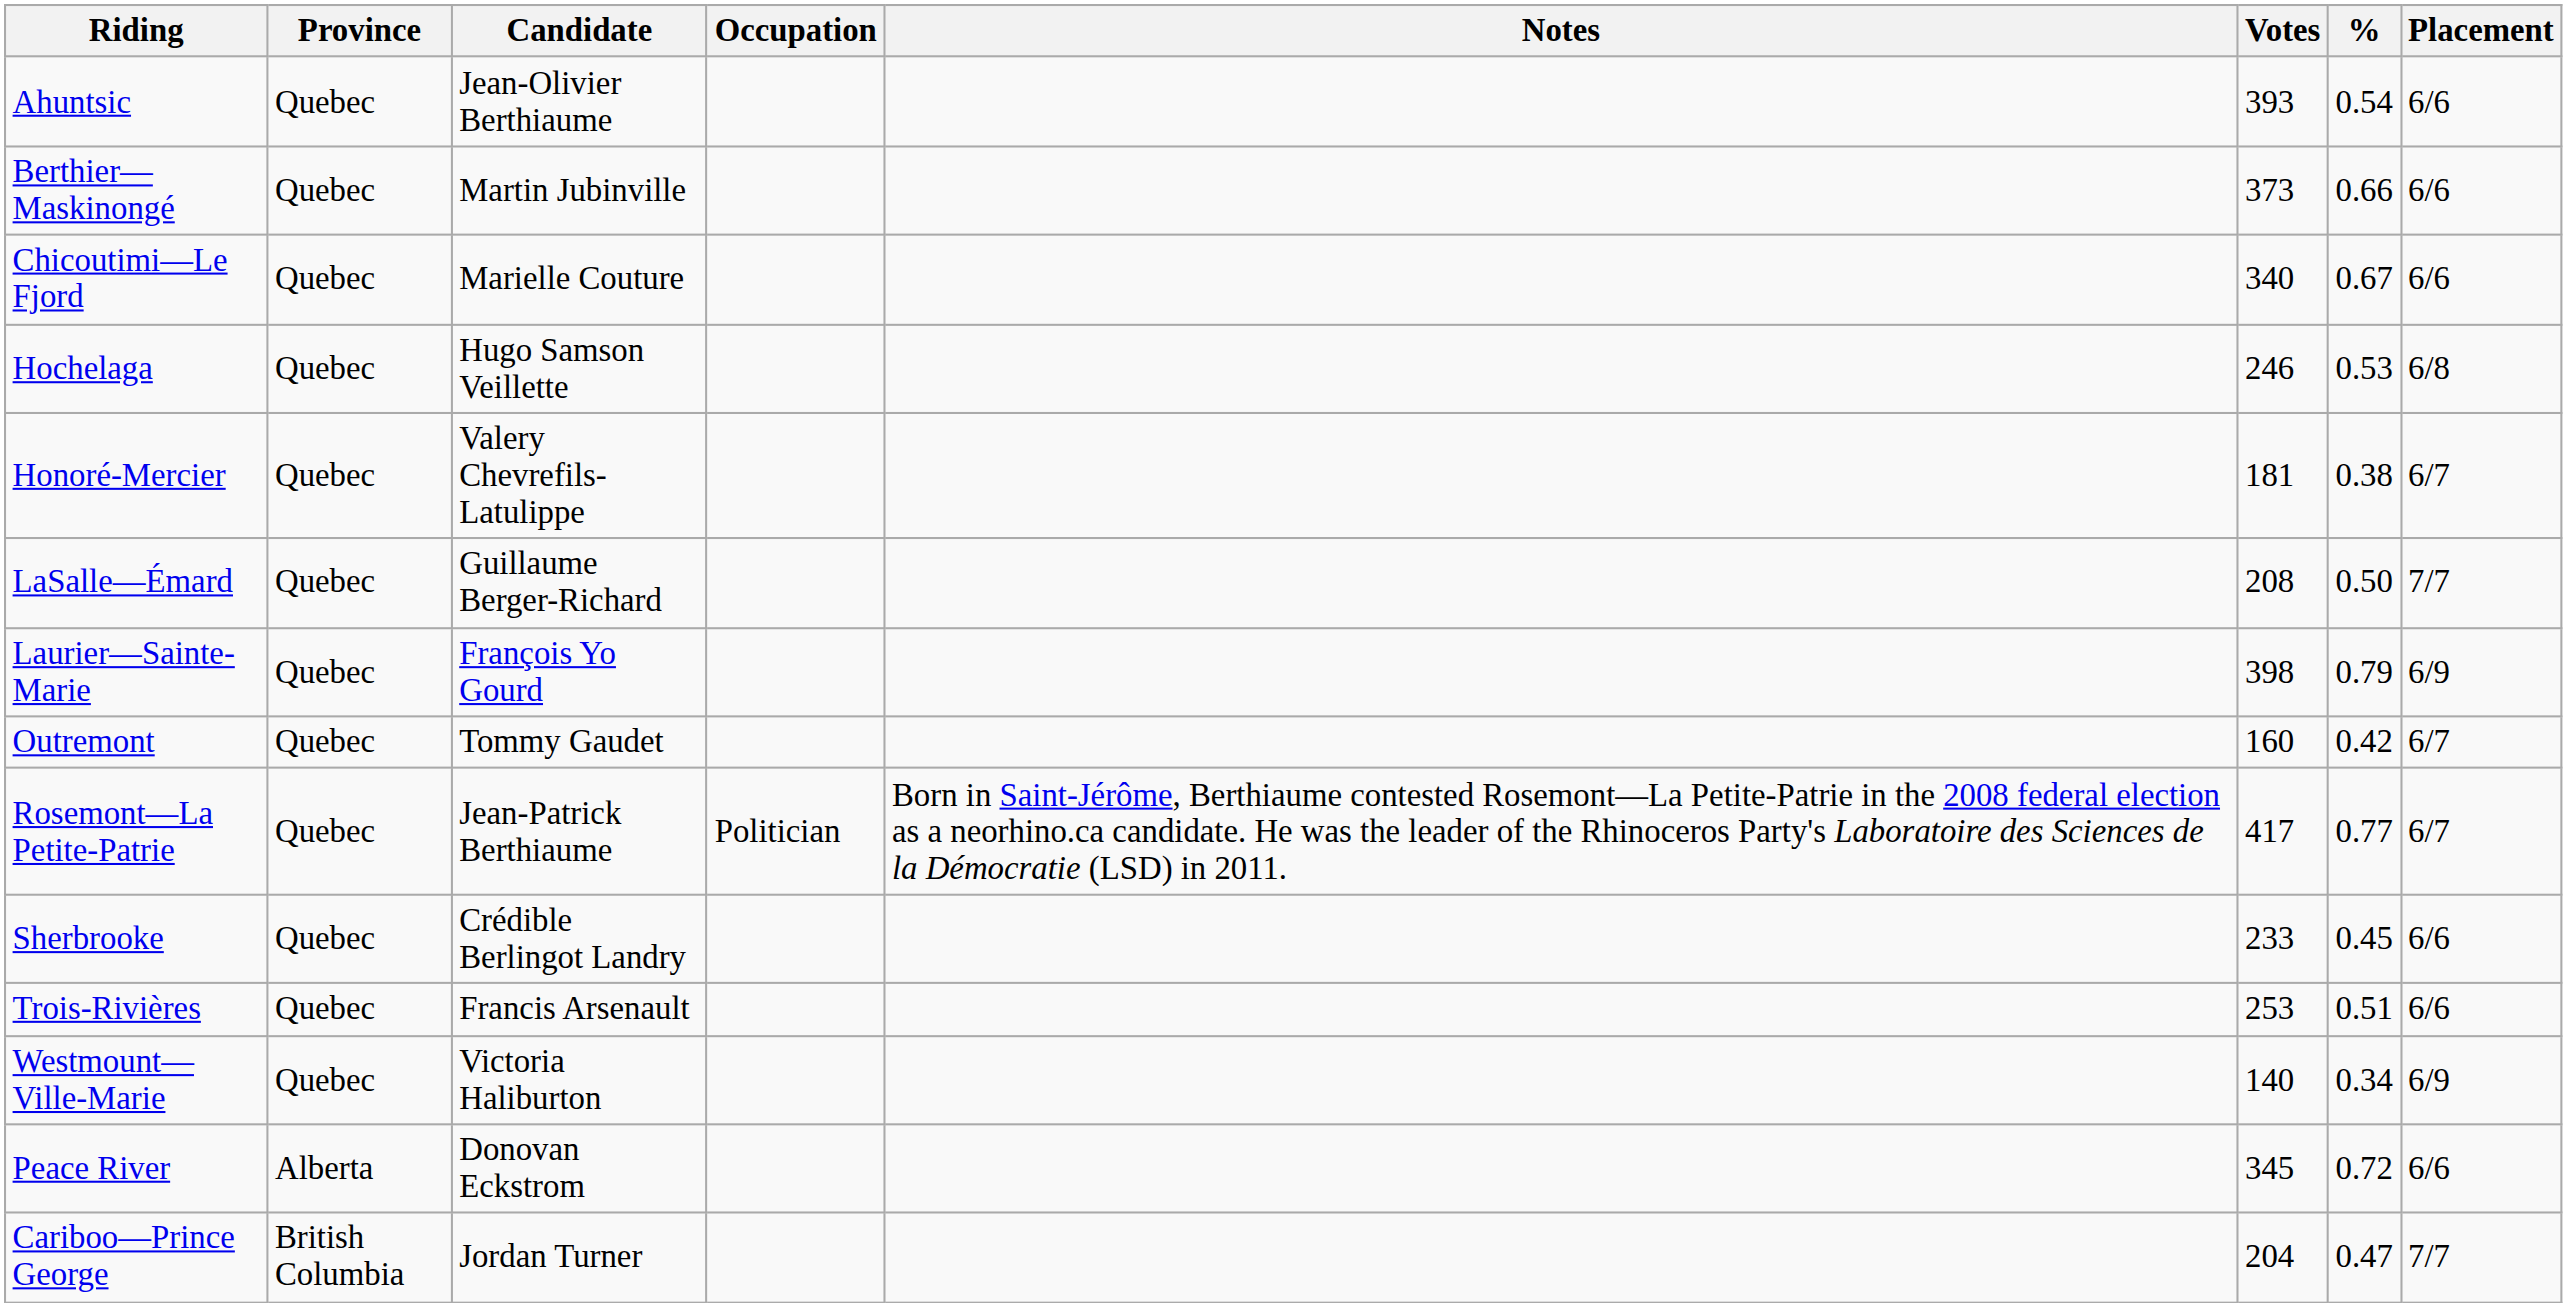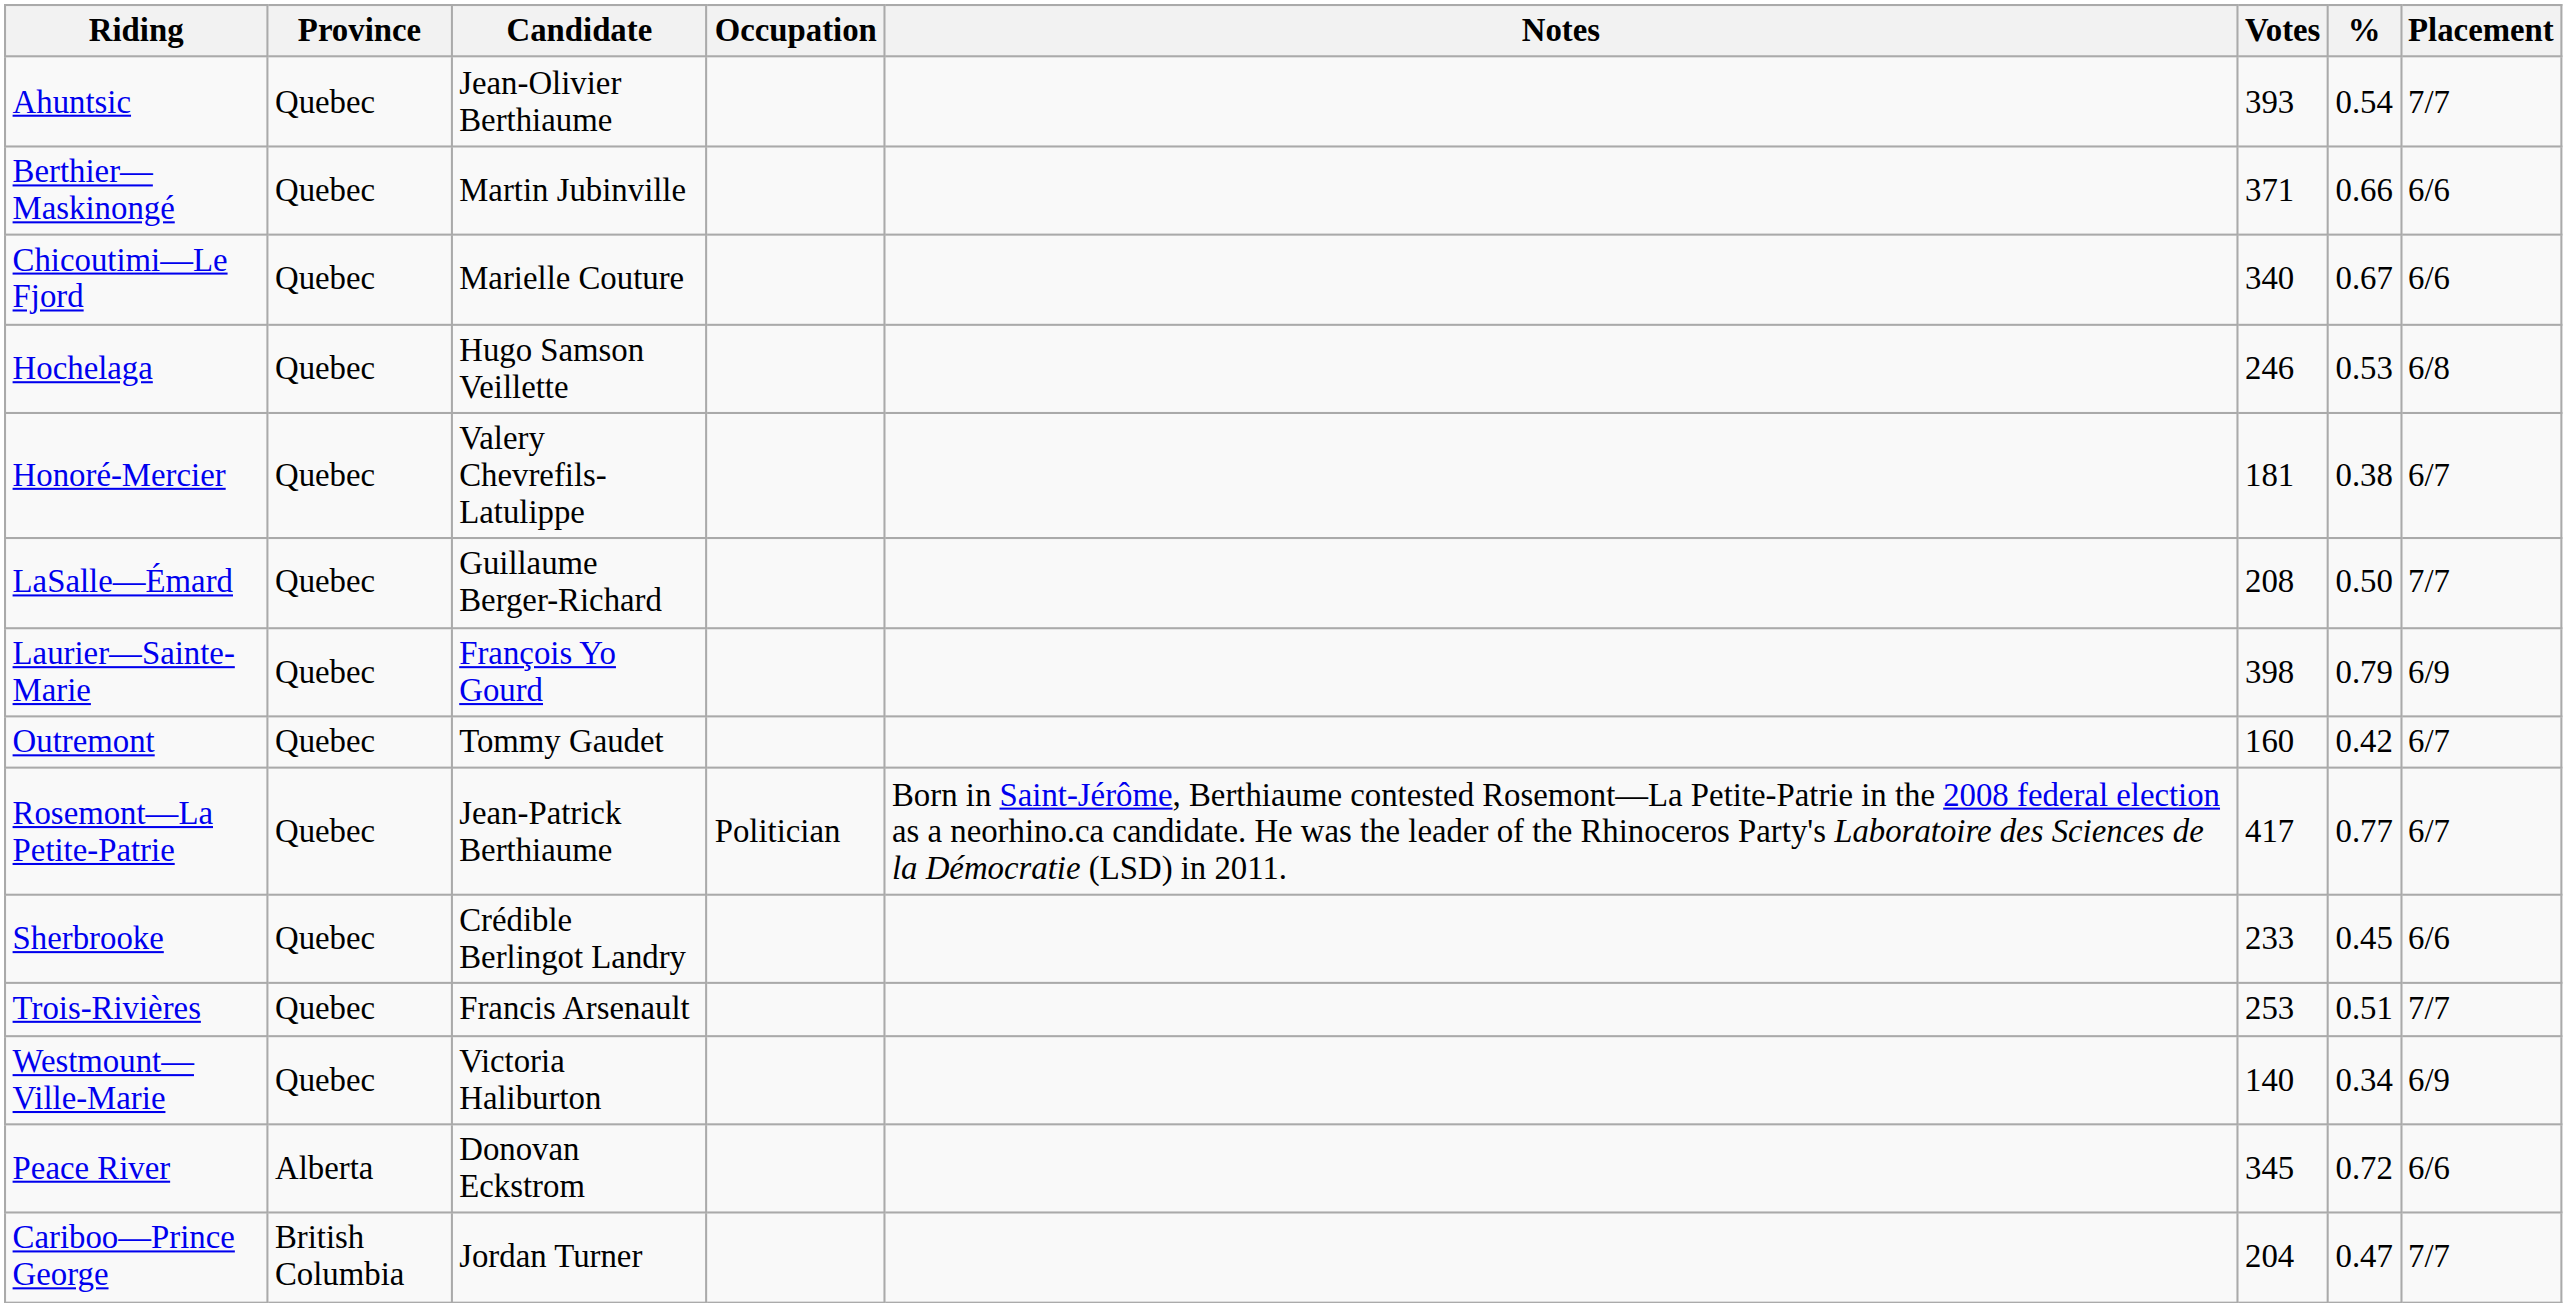(2429, 100) 6/6 -> (2429, 100) 7/7
(2270, 189) 373 -> (2270, 189) 371
(2429, 1008) 6/6 -> (2429, 1008) 7/7
